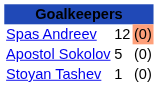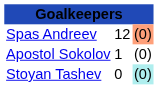(118, 54) 5 -> (118, 54) 1
(118, 74) 1 -> (118, 74) 0
(143, 74) no background -> (143, 74) paleturquoise background
